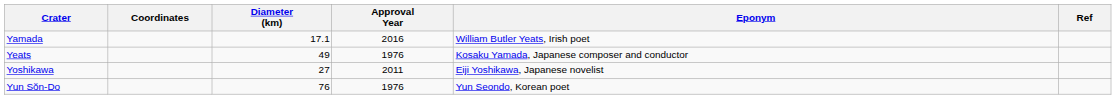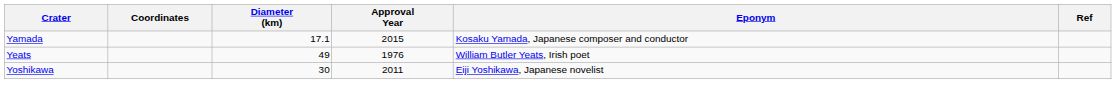(393, 39) 2016 -> (393, 39) 2015
(523, 39) William Butler Yeats, Irish poet -> (572, 39) Kosaku Yamada, Japanese composer and conductor
(572, 54) Kosaku Yamada, Japanese composer and conductor -> (523, 54) William Butler Yeats, Irish poet
(324, 70) 27 -> (324, 70) 30
- row: (33, 86)
